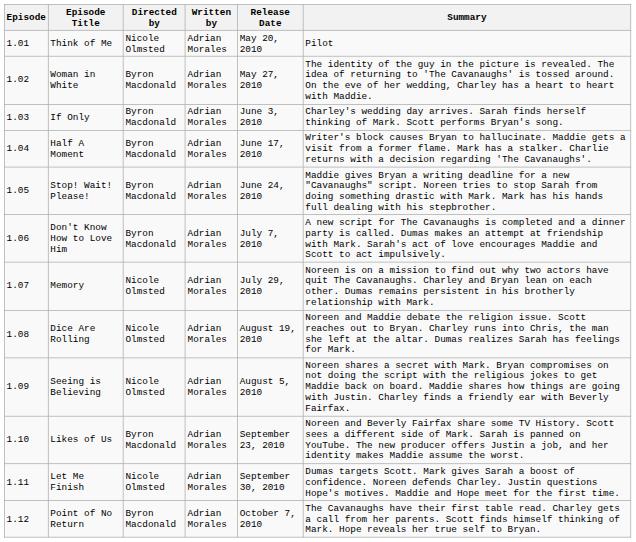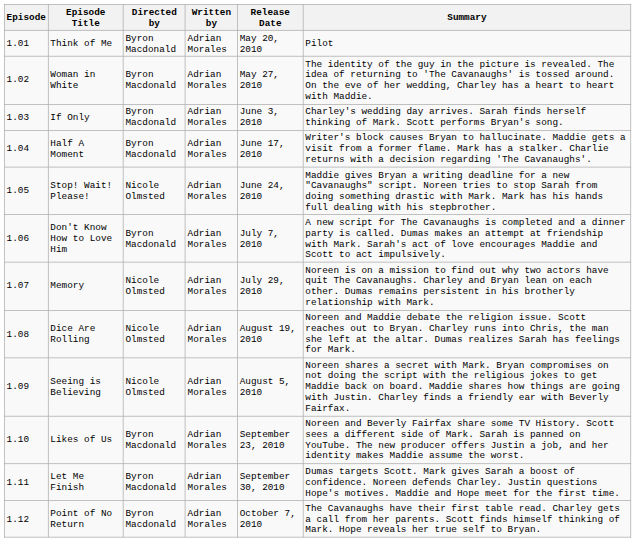(145, 43) Nicole Olmsted -> (151, 43) Byron Macdonald
(151, 191) Byron Macdonald -> (145, 191) Nicole Olmsted
(145, 482) Nicole Olmsted -> (151, 482) Byron Macdonald
